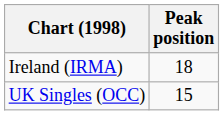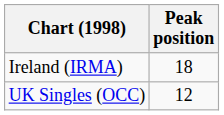(184, 95) 15 -> (184, 95) 12
